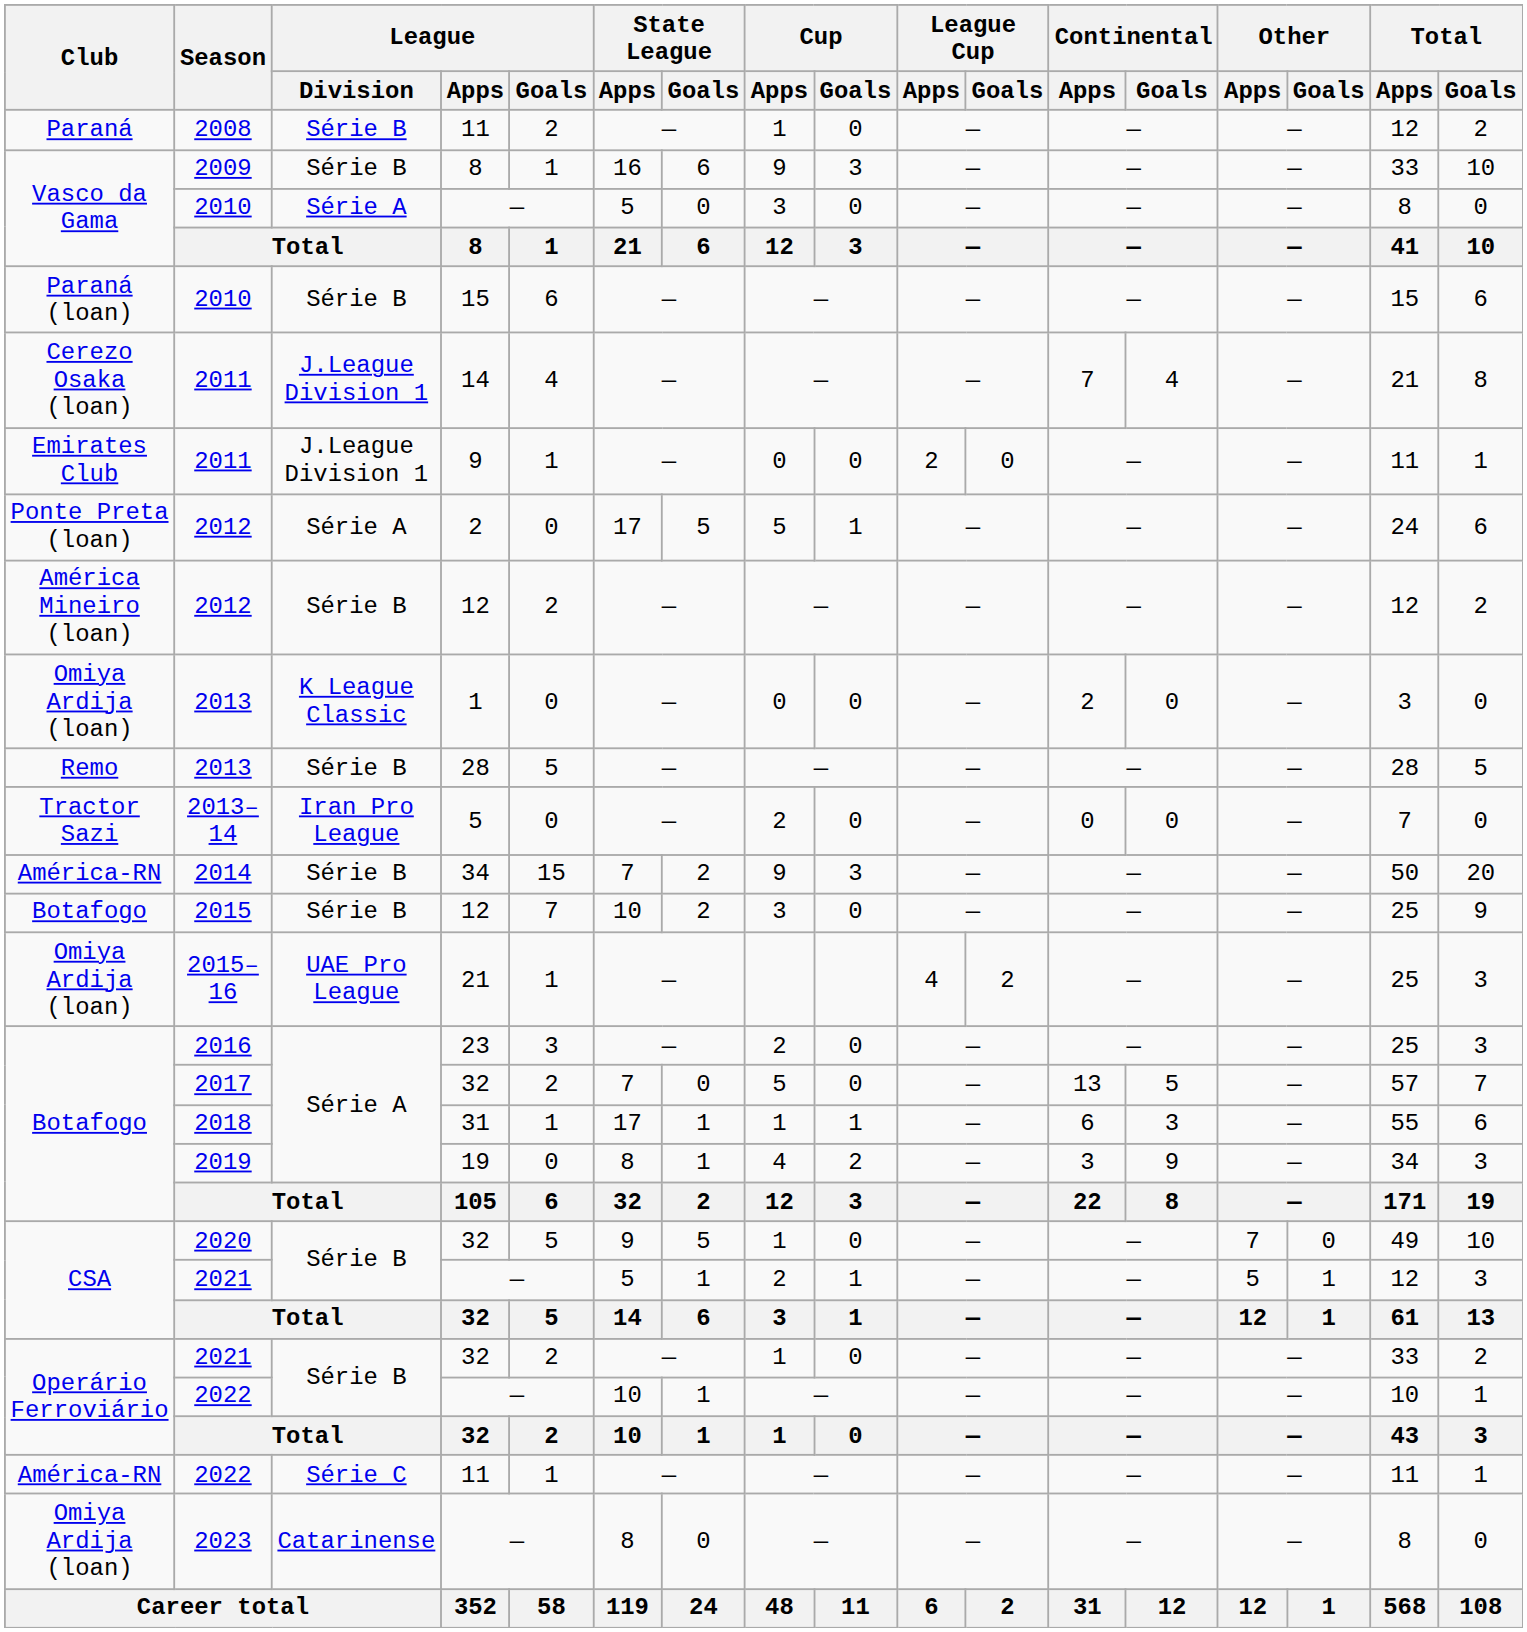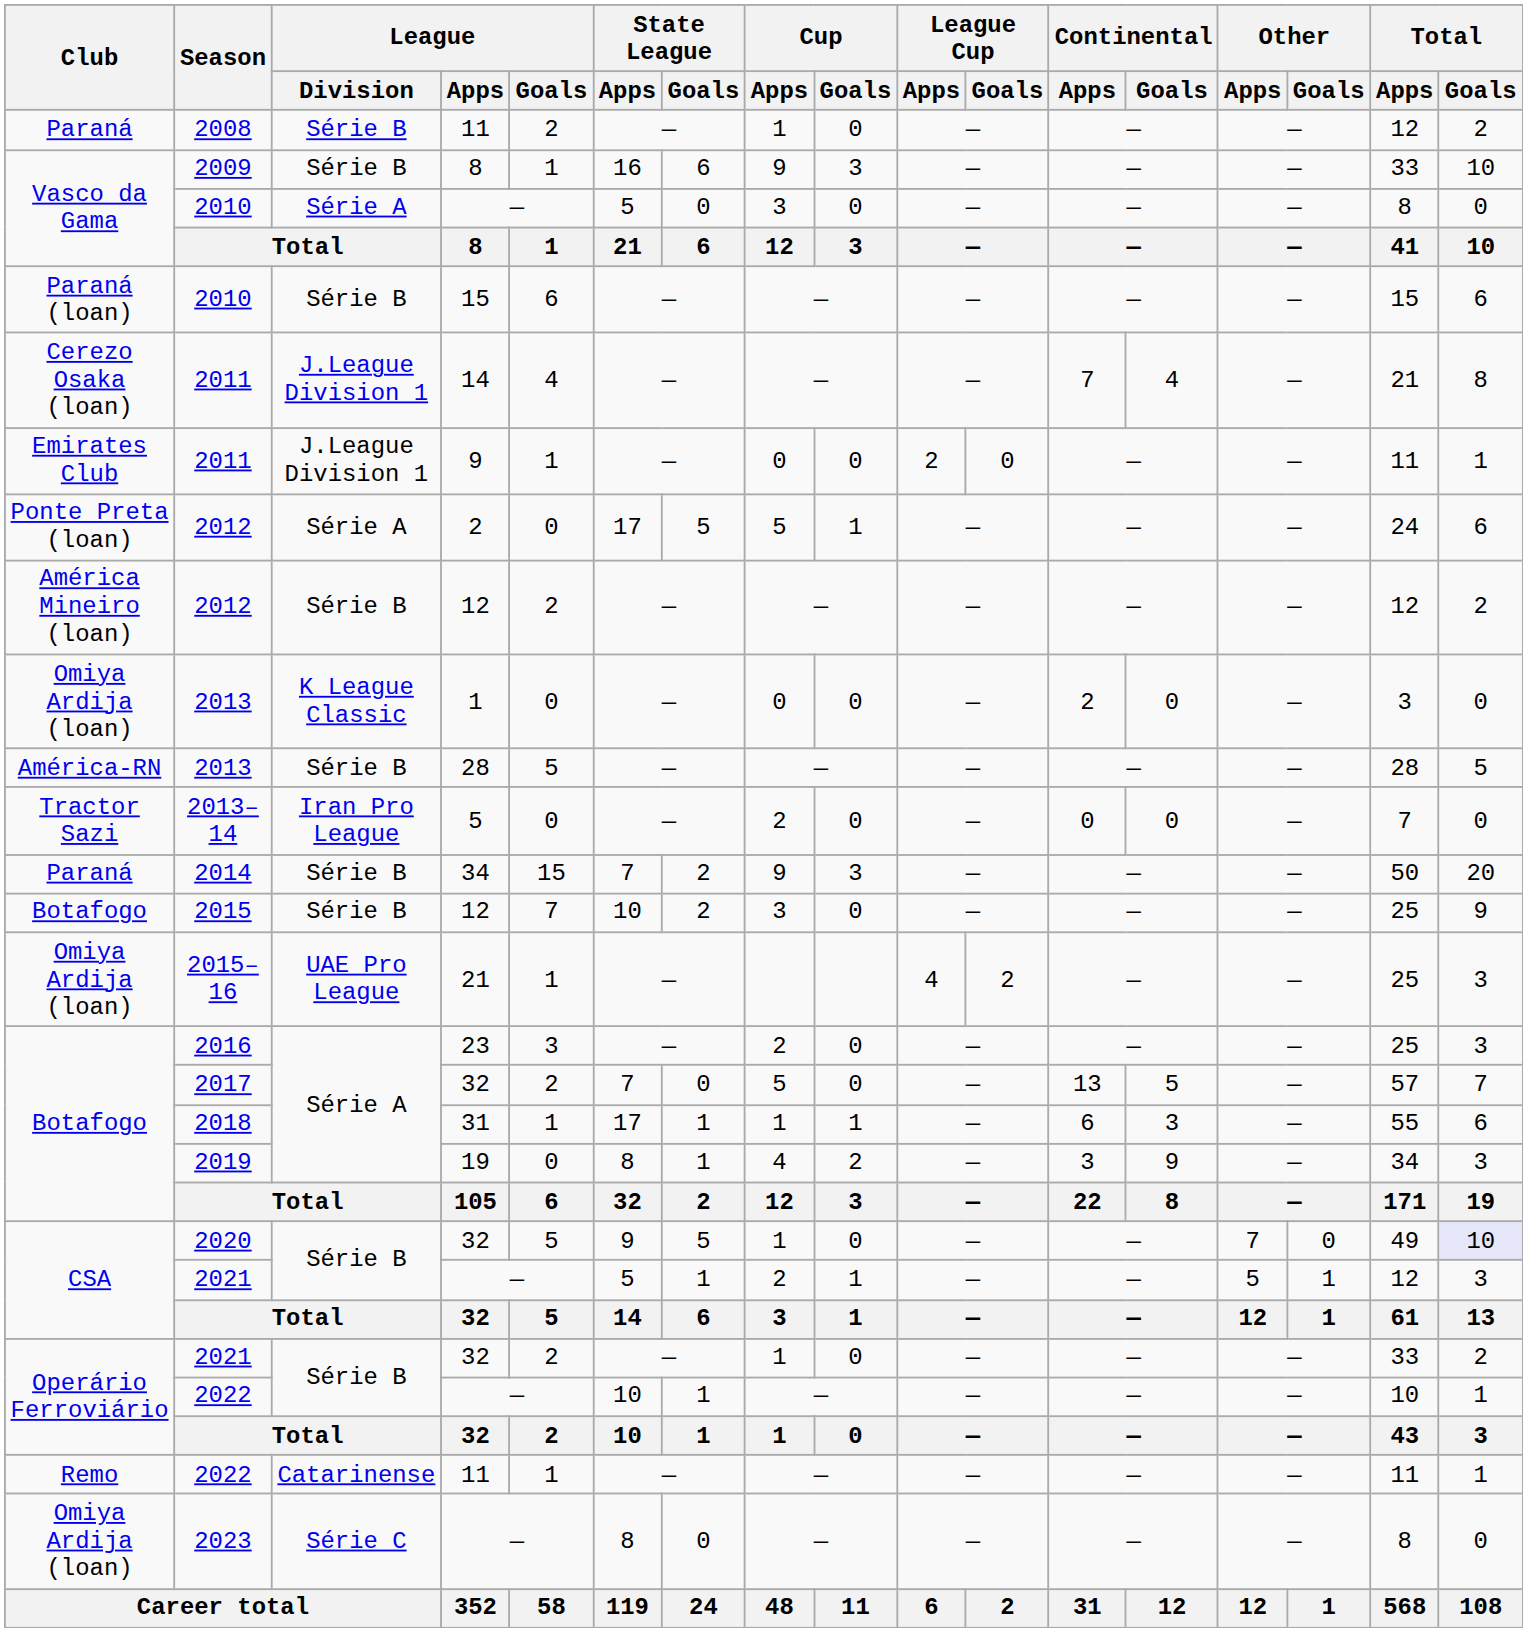(90, 768) Remo -> (90, 768) América-RN
(90, 874) América-RN -> (90, 874) Paraná
(1481, 1241) no background -> (1481, 1241) lavender background
(90, 1475) América-RN -> (90, 1475) Remo
(356, 1475) Série C -> (356, 1475) Catarinense
(356, 1541) Catarinense -> (356, 1541) Série C
